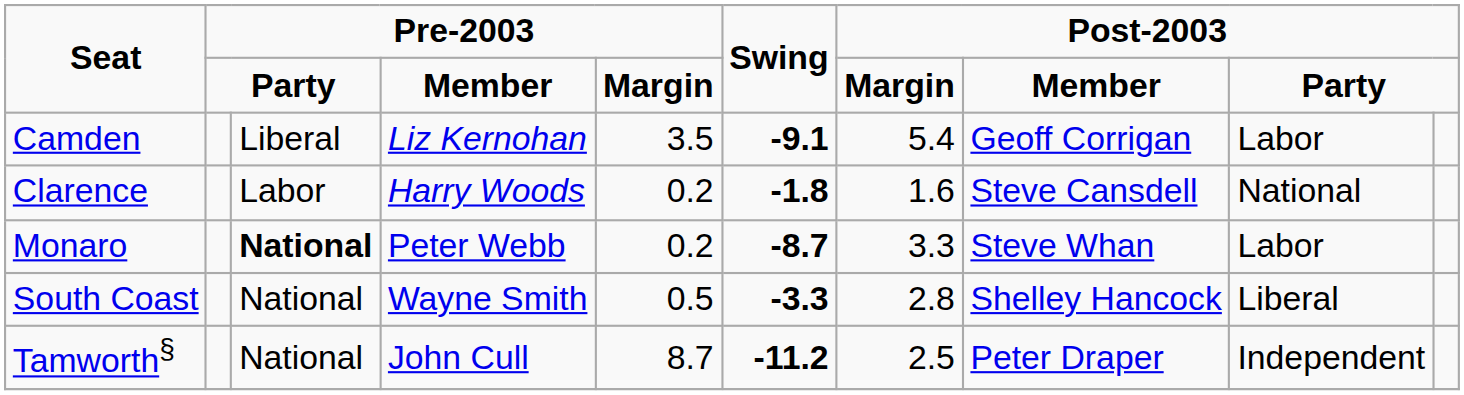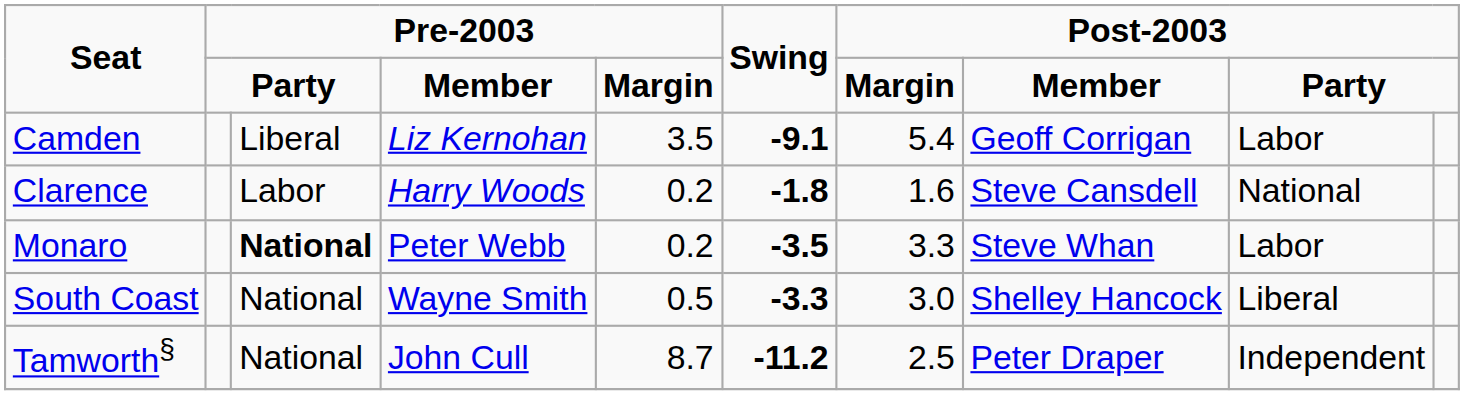(800, 245) -8.7 -> (800, 245) -3.5
(931, 298) 2.8 -> (931, 298) 3.0
